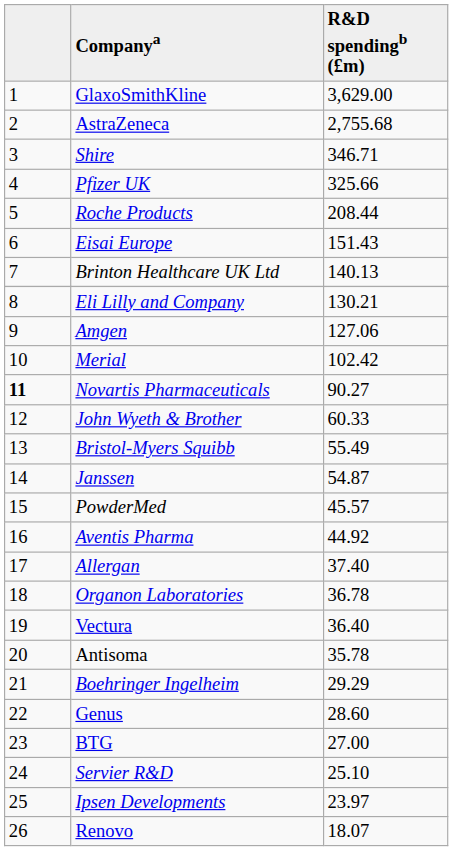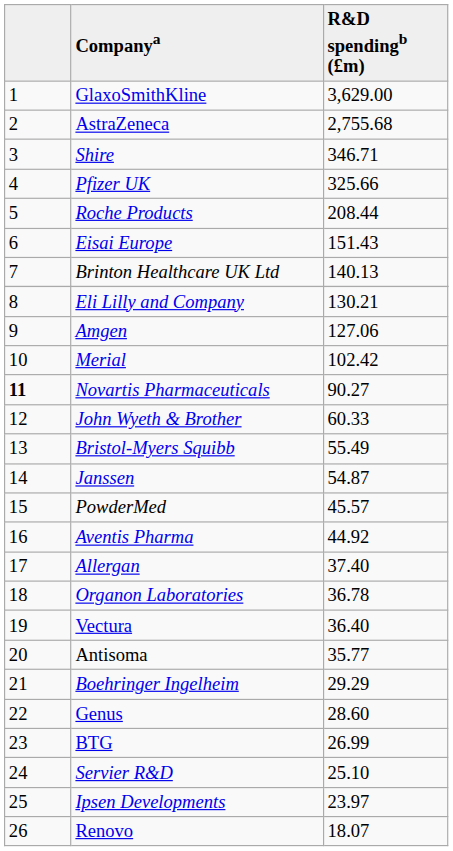(348, 654) 35.78 -> (348, 654) 35.77
(348, 743) 27.00 -> (348, 743) 26.99
